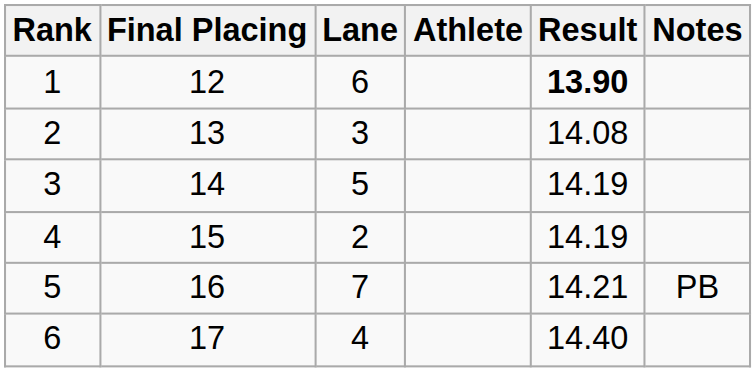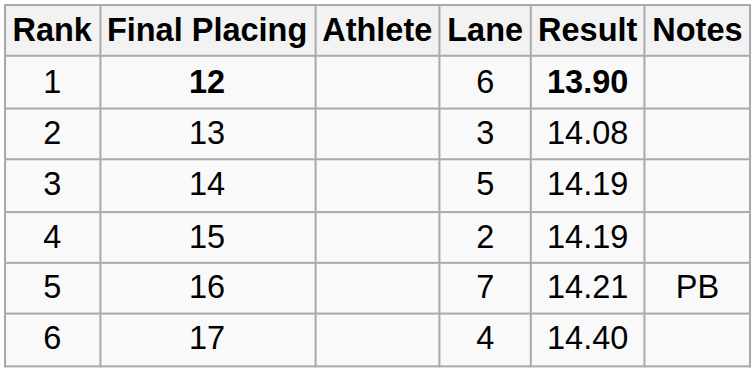columns swapped: (360, 30) <-> (468, 30)
(207, 81) normal -> (207, 81) bold
